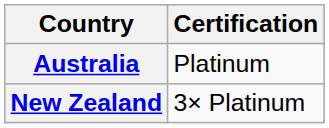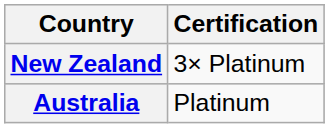rows swapped: (86, 63) <-> (86, 102)
